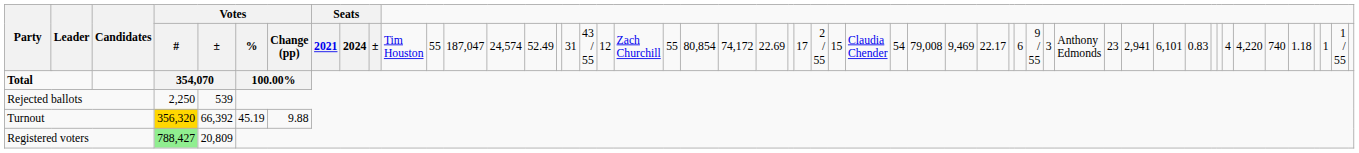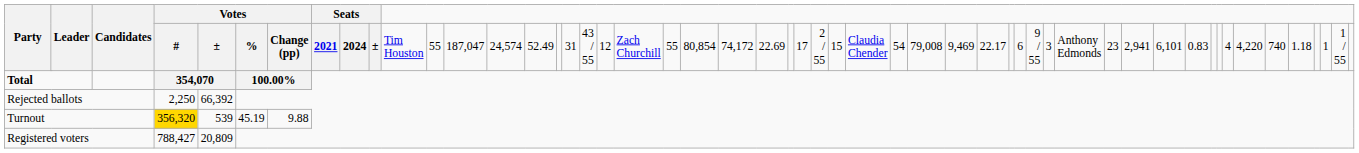(224, 99) 539 -> (217, 99) 66,392
(217, 118) 66,392 -> (224, 118) 539
(176, 137) lightgreen background -> (176, 137) no background
